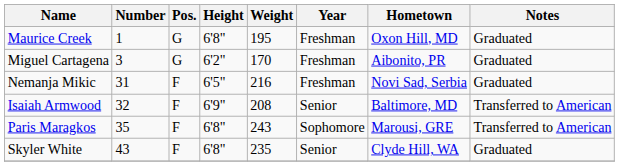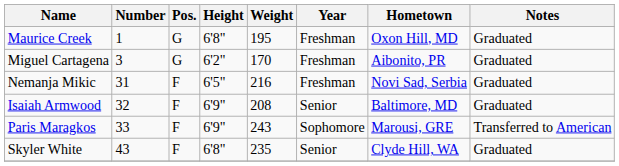(542, 104) Transferred to American -> (503, 104) Graduated
(122, 127) 35 -> (122, 127) 33
(214, 127) 6'8" -> (214, 127) 6'9"
